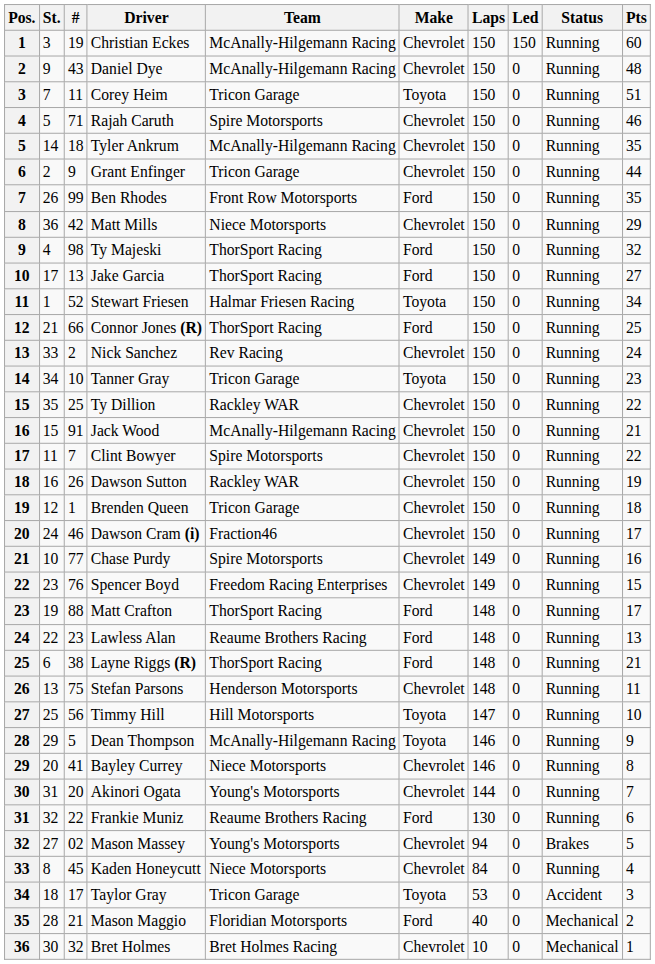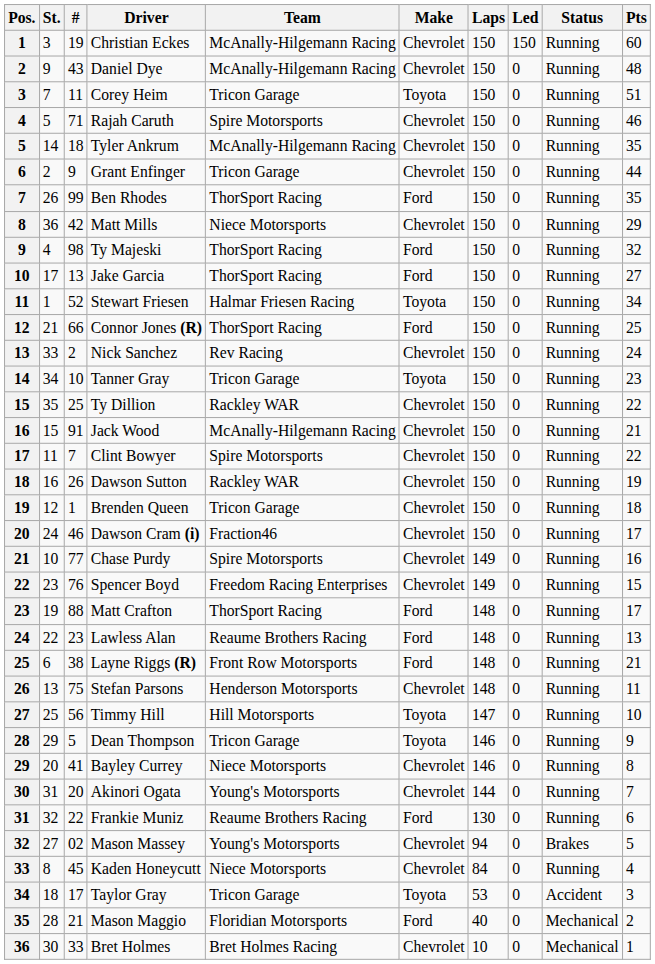(283, 198) Front Row Motorsports -> (266, 198) ThorSport Racing
(266, 662) ThorSport Racing -> (283, 662) Front Row Motorsports
(303, 740) McAnally-Hilgemann Racing -> (254, 740) Tricon Garage
(76, 946) 32 -> (76, 946) 33
